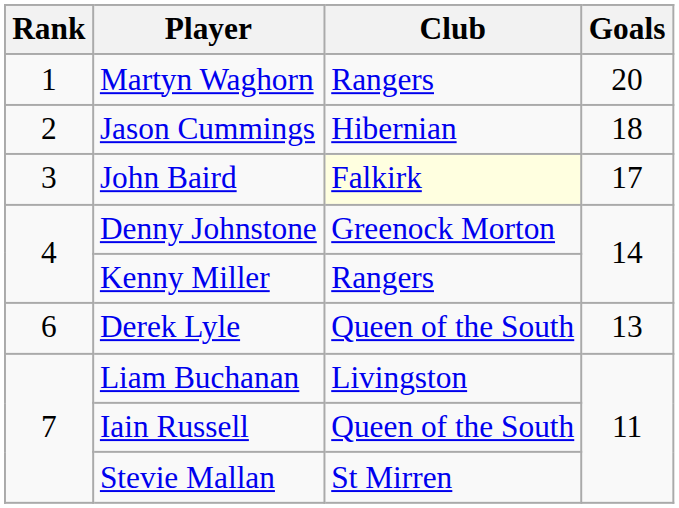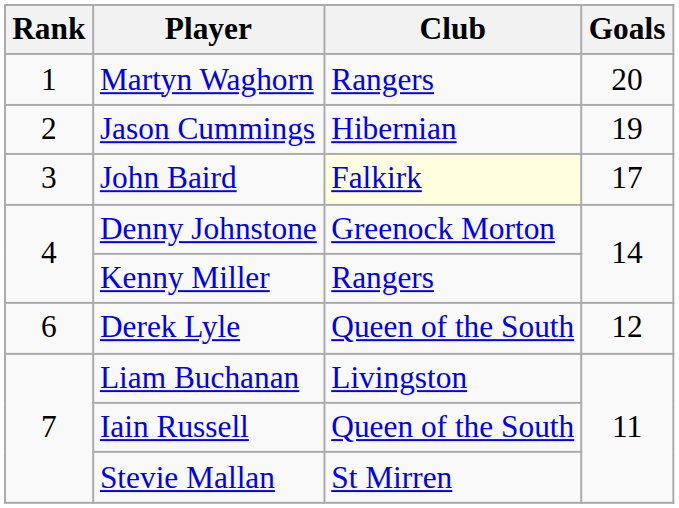(627, 128) 18 -> (627, 128) 19
(627, 327) 13 -> (627, 327) 12
